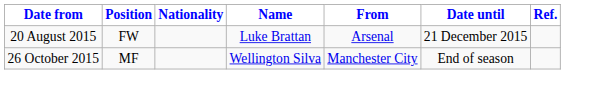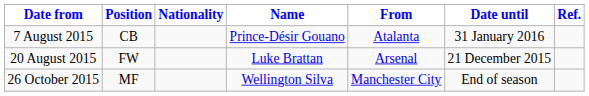+ row: (53, 36)
